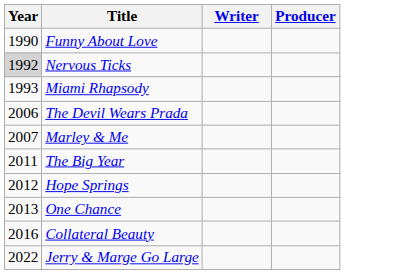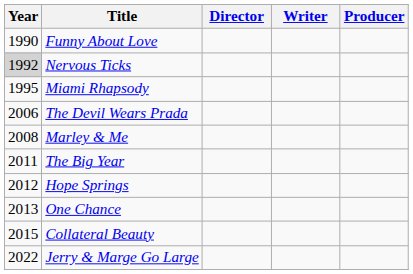+ column: (237, 16)
(23, 88) 1993 -> (23, 88) 1995
(23, 137) 2007 -> (23, 137) 2008
(23, 233) 2016 -> (23, 233) 2015
